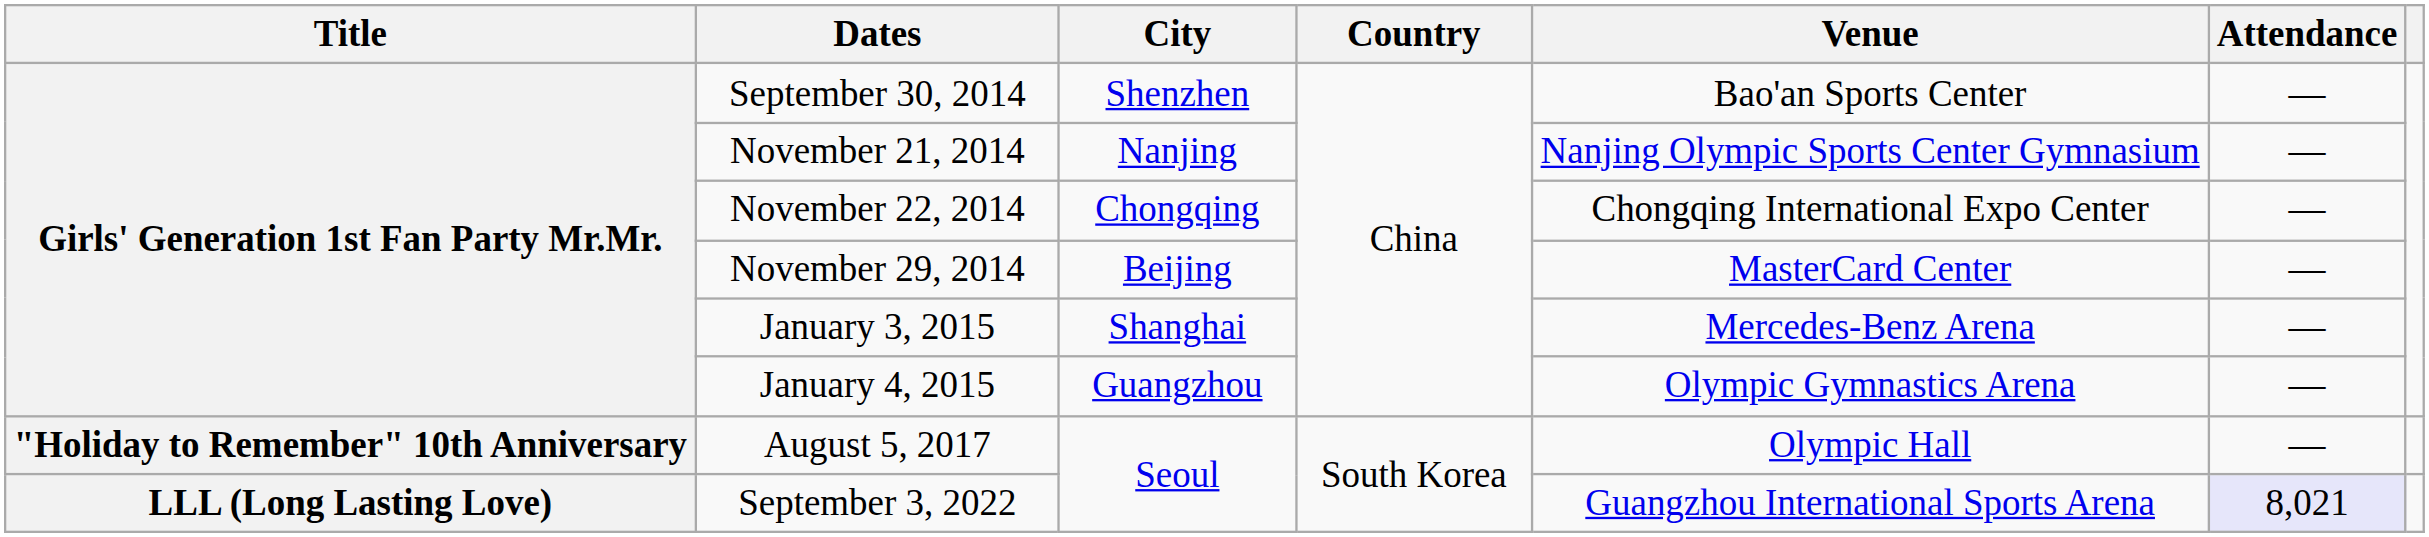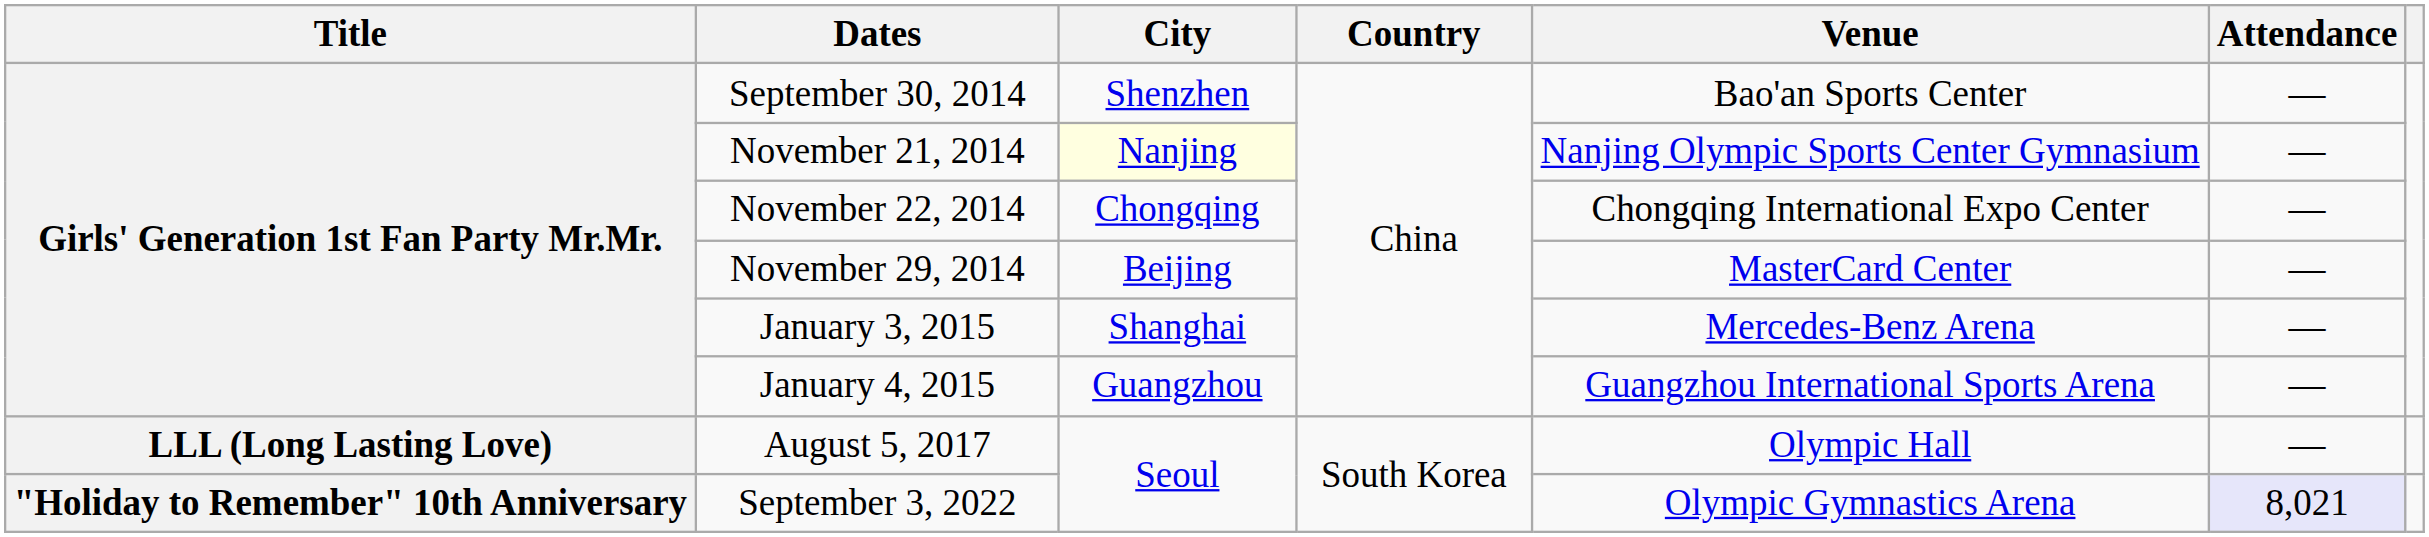(1177, 151) no background -> (1177, 151) lightyellow background
(1870, 385) Olympic Gymnastics Arena -> (1870, 385) Guangzhou International Sports Arena
(350, 444) "Holiday to Remember" 10th Anniversary -> (350, 444) LLL (Long Lasting Love)
(350, 502) LLL (Long Lasting Love) -> (350, 502) "Holiday to Remember" 10th Anniversary
(1870, 502) Guangzhou International Sports Arena -> (1870, 502) Olympic Gymnastics Arena
